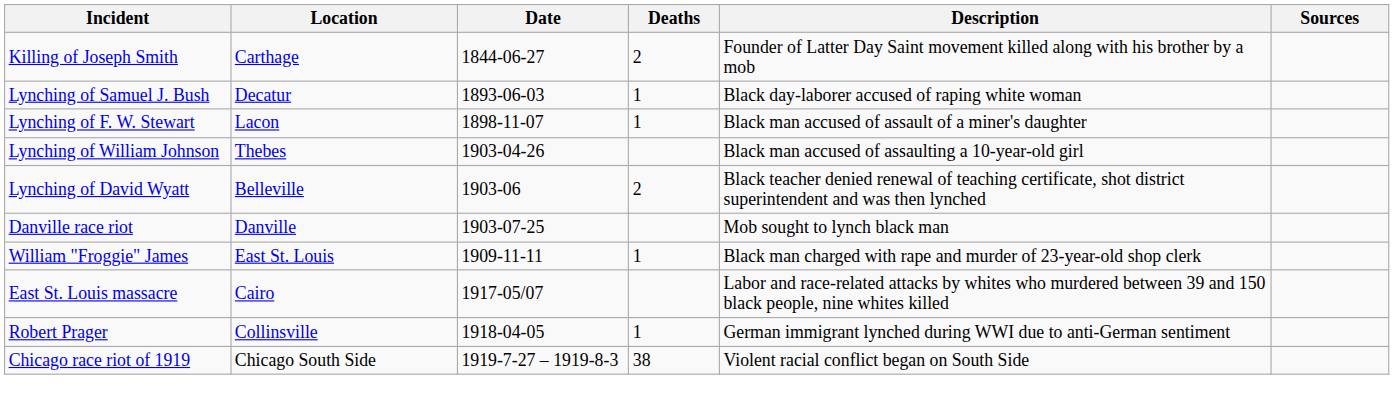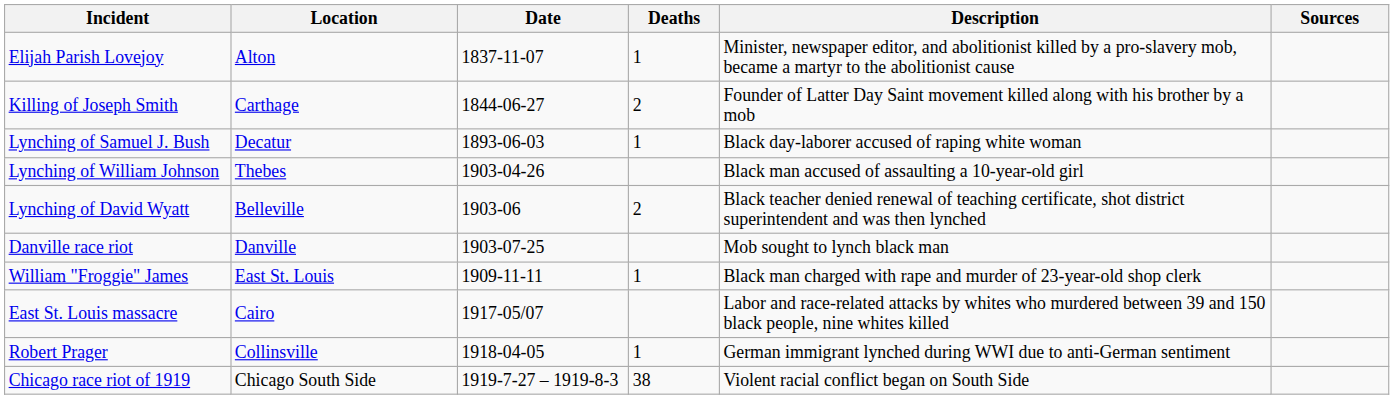+ row: (86, 56)
- row: (102, 123)
